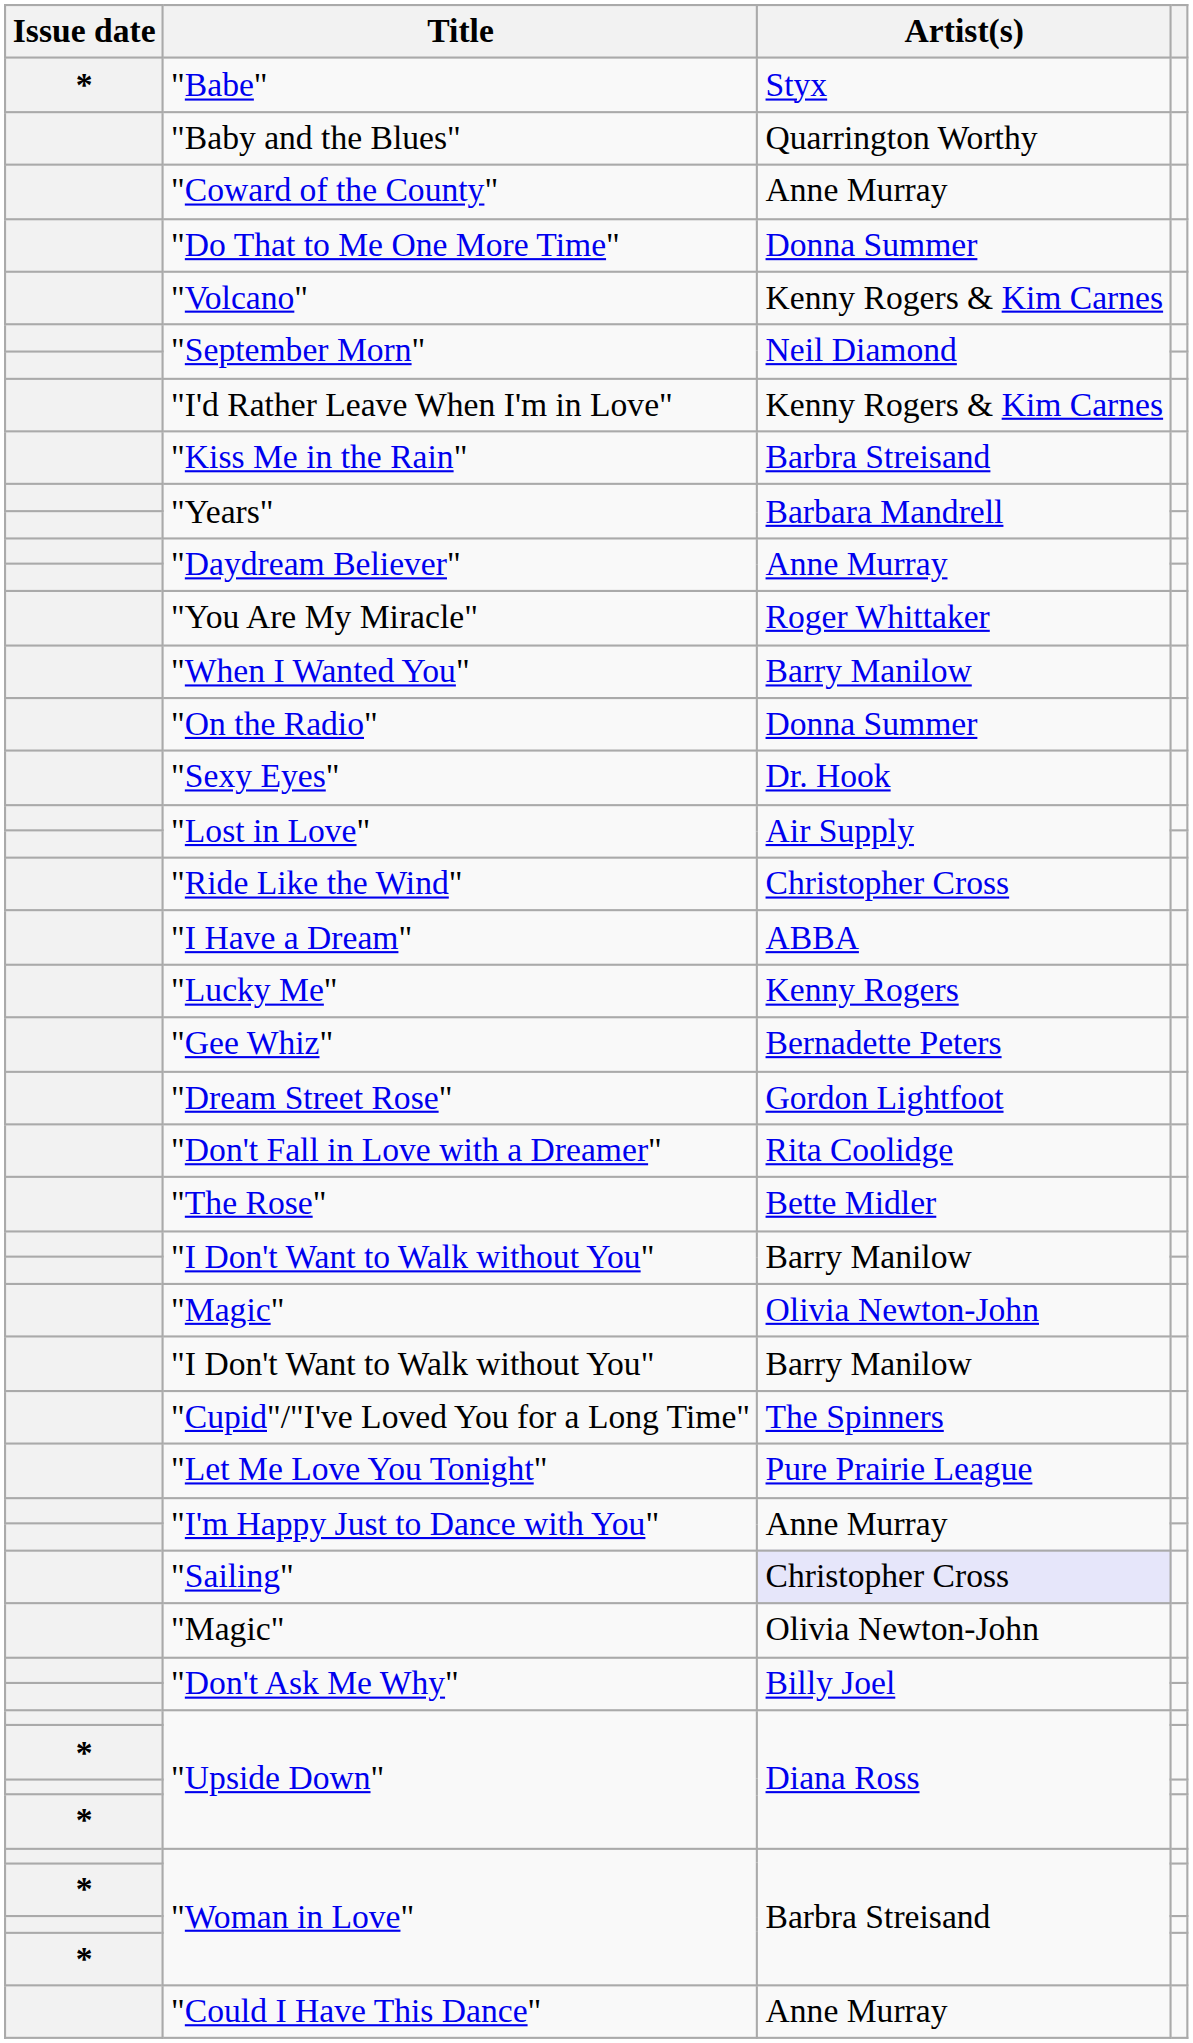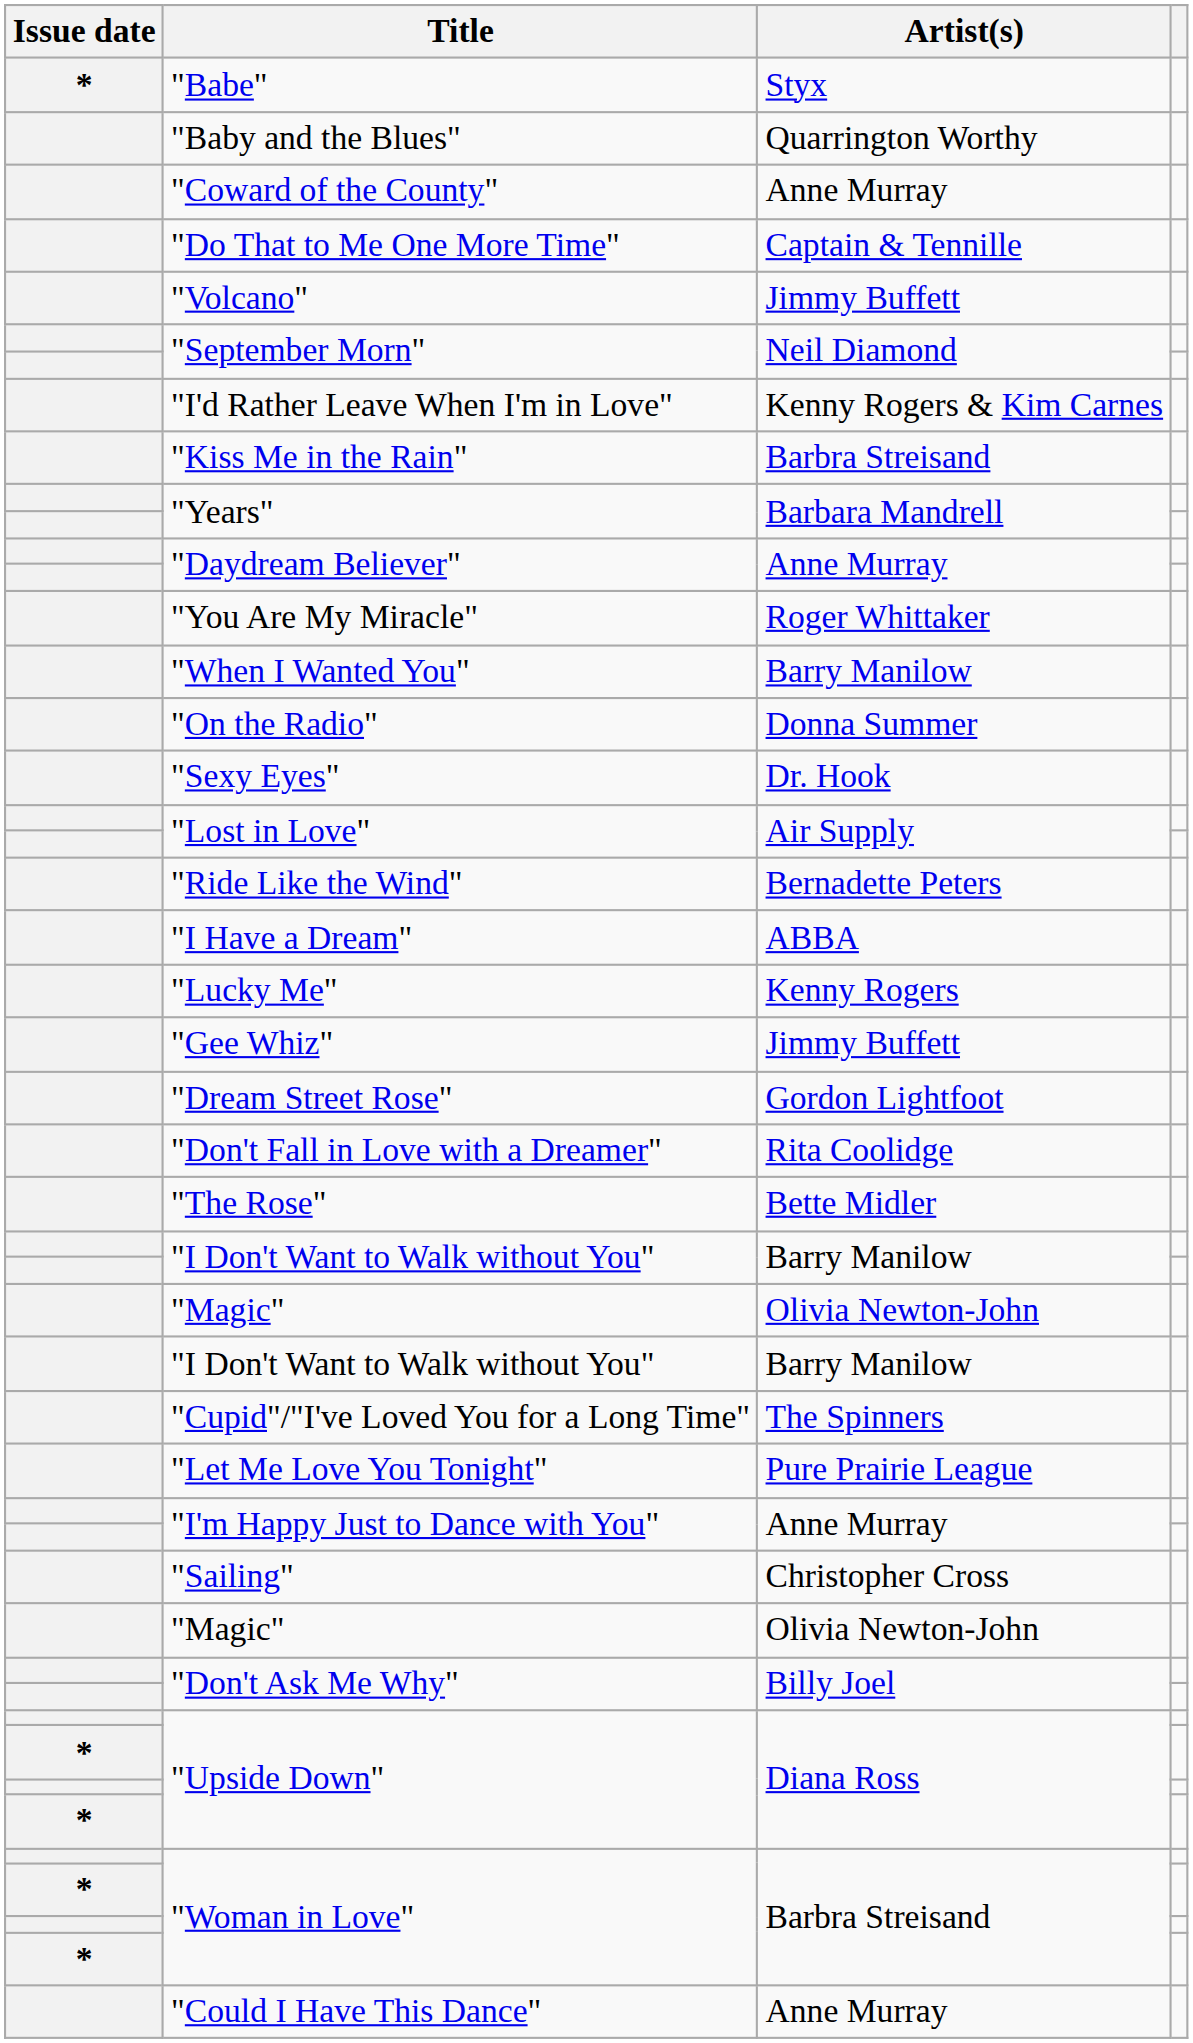(871, 244) Donna Summer -> (894, 244) Captain & Tennille
(964, 297) Kenny Rogers & Kim Carnes -> (863, 297) Jimmy Buffett
(887, 883) Christopher Cross -> (884, 883) Bernadette Peters
(884, 1043) Bernadette Peters -> (863, 1043) Jimmy Buffett
(887, 1576) lavender background -> (887, 1576) no background
